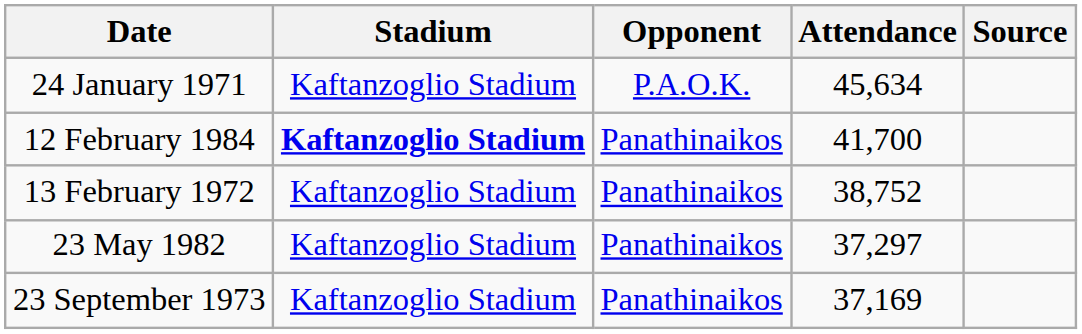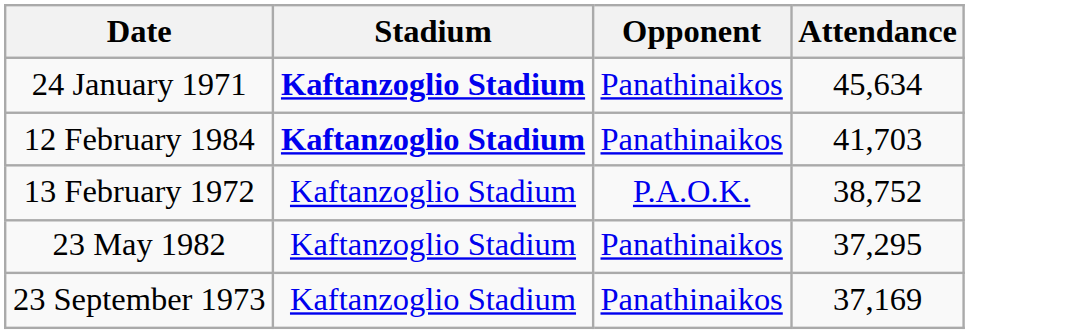- column: (1020, 31)
(433, 84) normal -> (433, 84) bold
(692, 84) P.A.O.K. -> (692, 84) Panathinaikos
(878, 138) 41,700 -> (878, 138) 41,703
(692, 192) Panathinaikos -> (692, 192) P.A.O.K.
(878, 245) 37,297 -> (878, 245) 37,295
